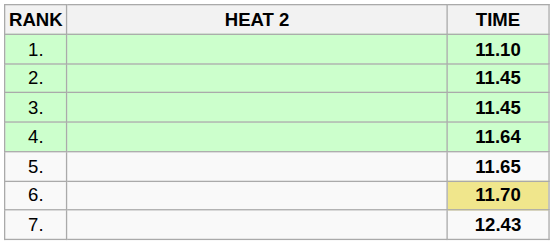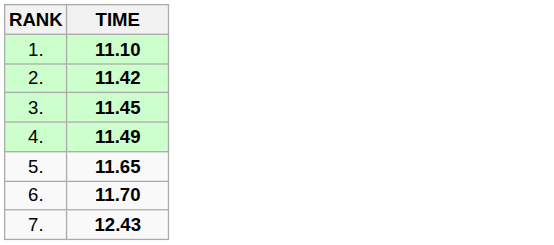- column: (257, 20)
(498, 78) 11.45 -> (118, 78) 11.42
(498, 137) 11.64 -> (118, 137) 11.49
(498, 196) khaki background -> (118, 196) no background
